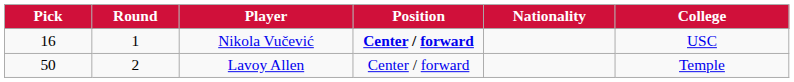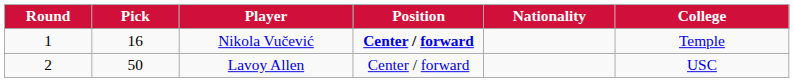columns swapped: (135, 16) <-> (48, 16)
(702, 41) USC -> (702, 41) Temple
(702, 65) Temple -> (702, 65) USC
